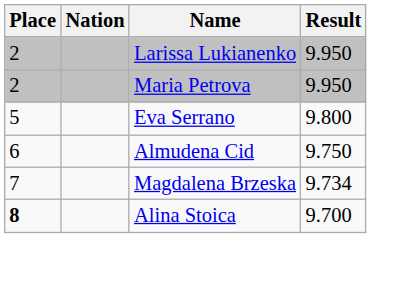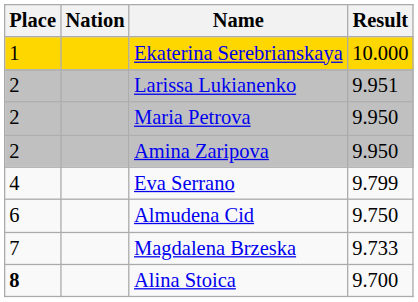+ row: (238, 53)
(329, 53) 9.950 -> (375, 85) 9.951
+ row: (201, 150)
(14, 118) 5 -> (14, 183) 4
(329, 118) 9.800 -> (375, 183) 9.799
(329, 183) 9.734 -> (375, 248) 9.733
